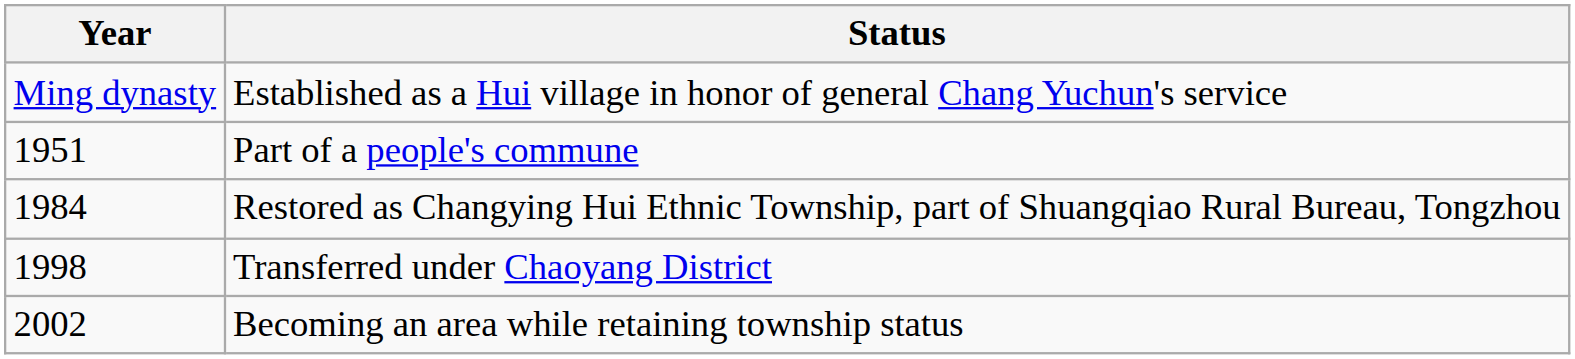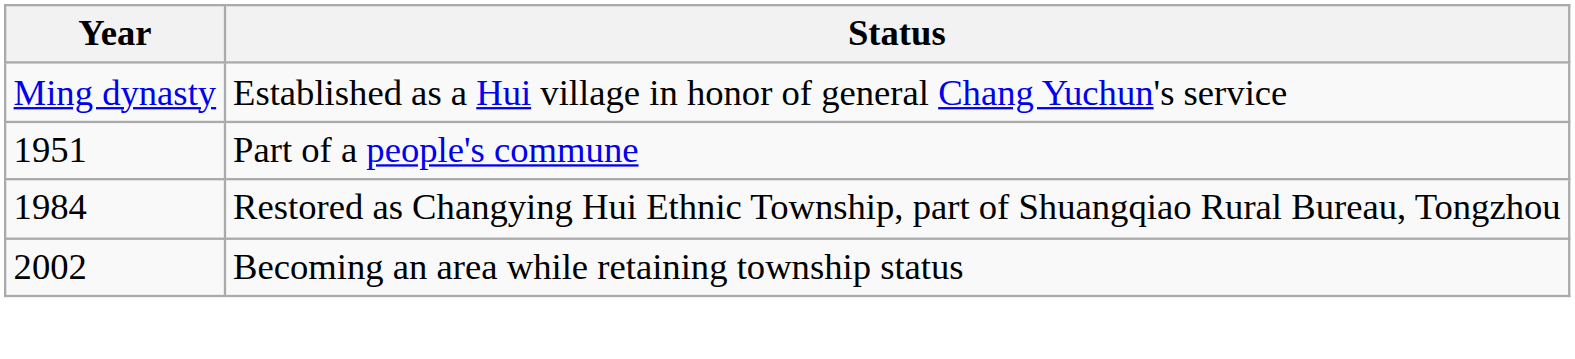- row: (503, 265)
